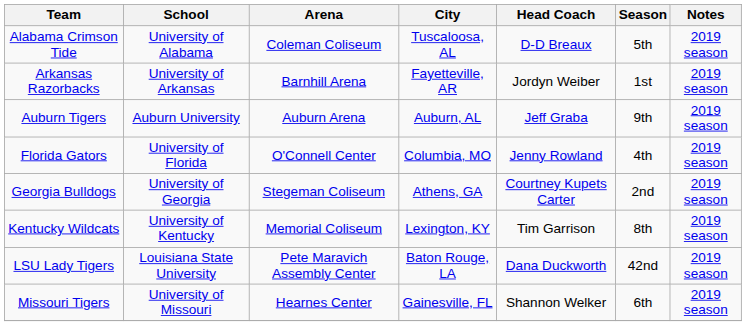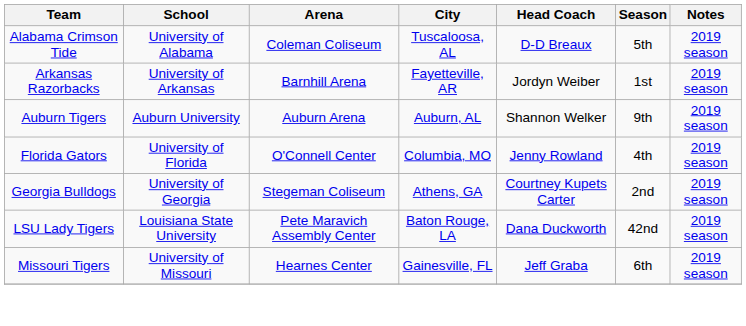(556, 118) Jeff Graba -> (556, 118) Shannon Welker
- row: (64, 228)
(556, 302) Shannon Welker -> (556, 265) Jeff Graba
